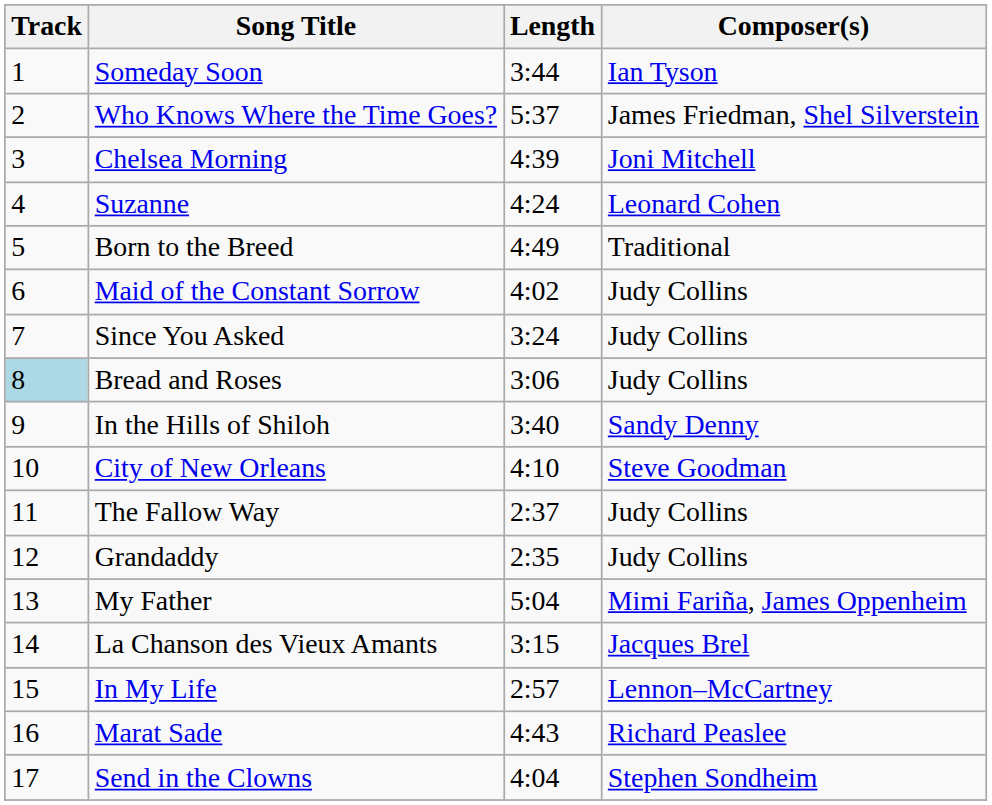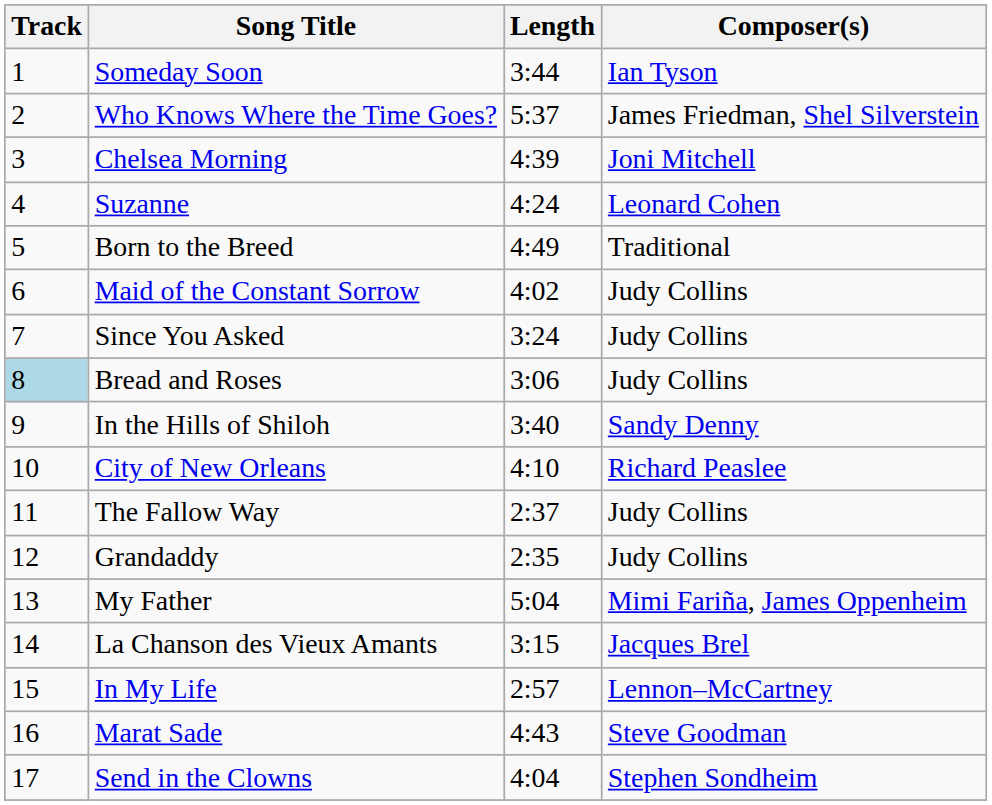(697, 468) Steve Goodman -> (697, 468) Richard Peaslee
(697, 733) Richard Peaslee -> (697, 733) Steve Goodman
